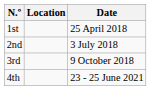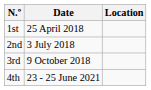columns swapped: (46, 12) <-> (107, 12)
